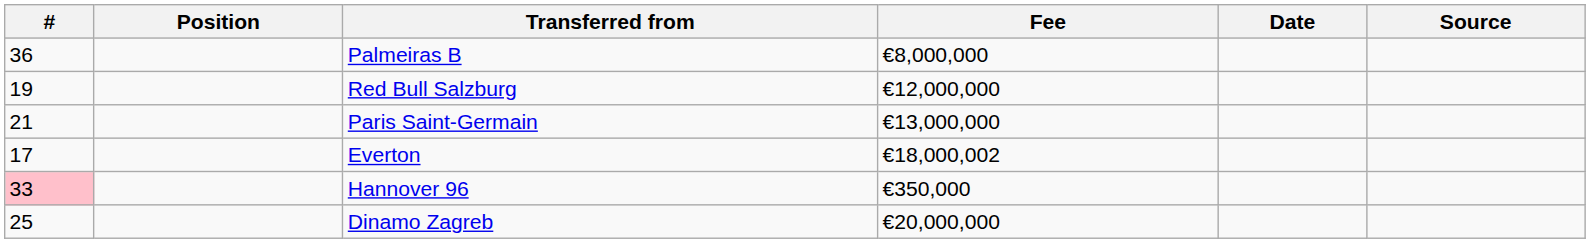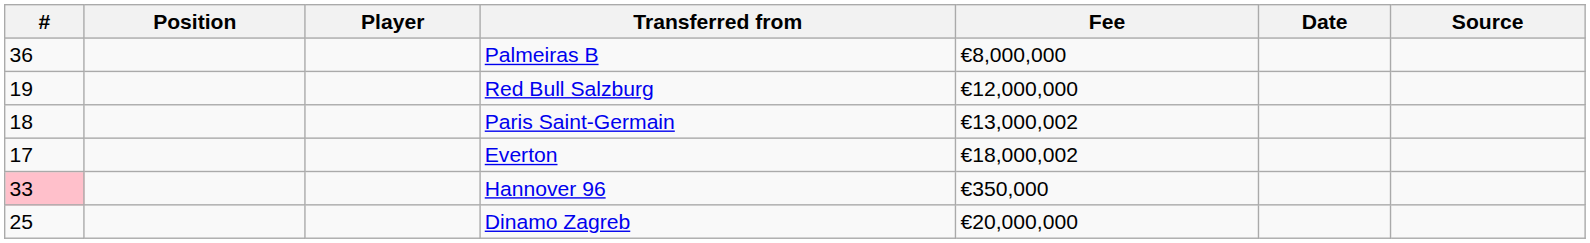+ column: (393, 22)
(21, 122) 21 -> (21, 122) 18
(941, 122) €13,000,000 -> (1019, 122) €13,000,002
